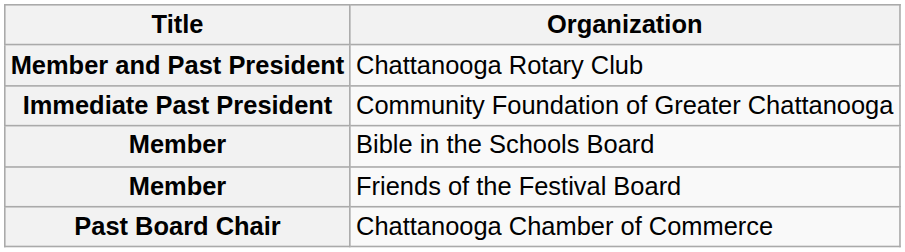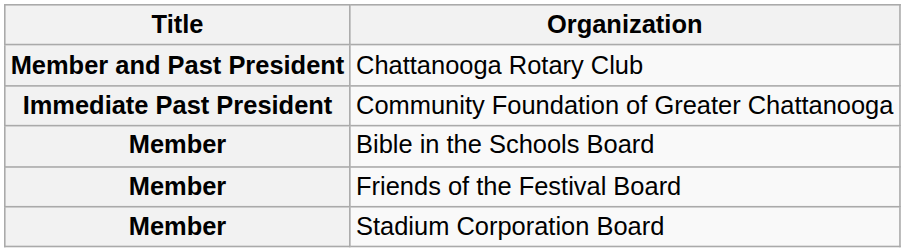+ row: (510, 226)
- row: (565, 226)
